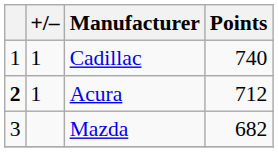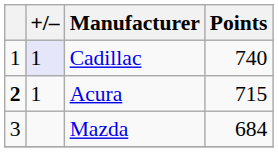(36, 58) no background -> (36, 58) lavender background
(251, 93) 712 -> (251, 93) 715
(251, 129) 682 -> (251, 129) 684
